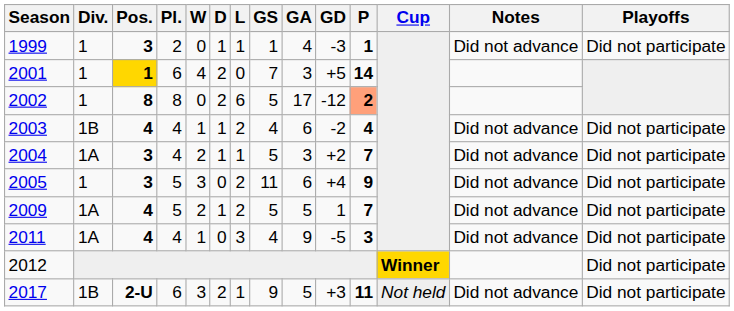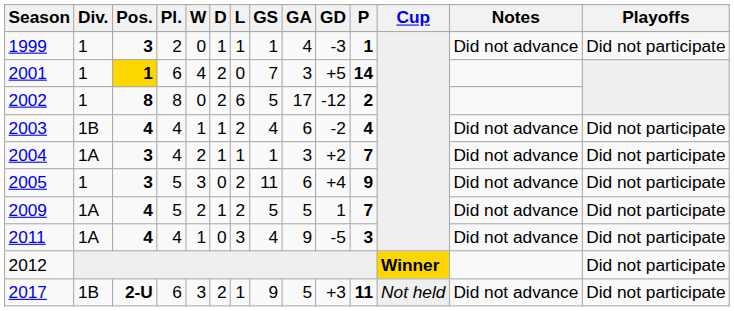(368, 100) lightsalmon background -> (368, 100) no background
(273, 155) 5 -> (273, 155) 1
